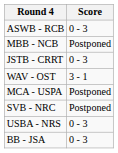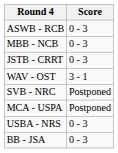(90, 44) Postponed -> (78, 44) 0 - 3
rows swapped: (34, 92) <-> (31, 108)
